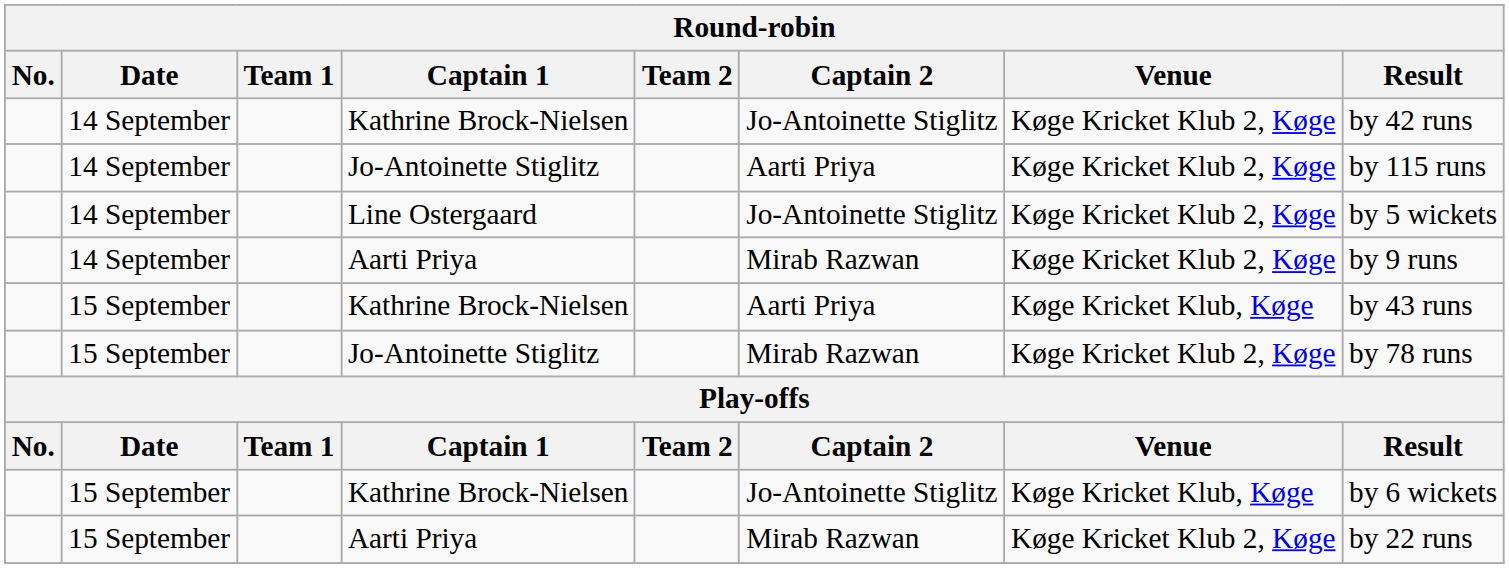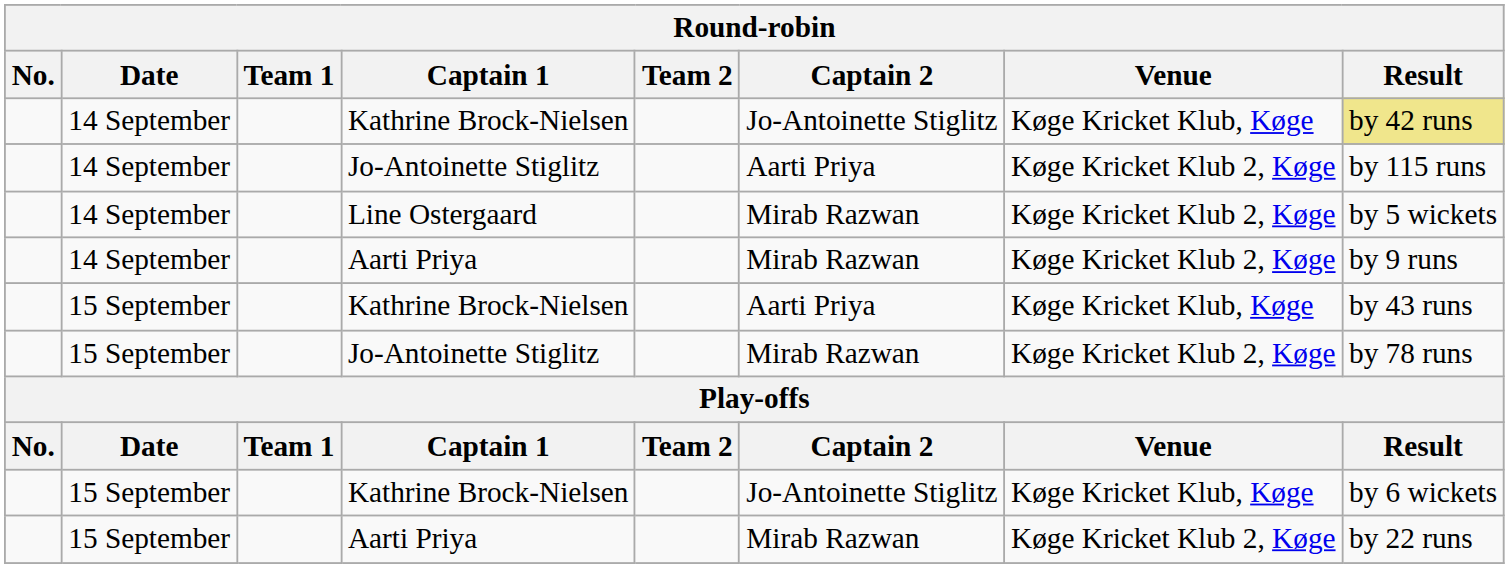(1173, 120) Køge Kricket Klub 2, Køge -> (1162, 120) Køge Kricket Klub, Køge
(1411, 120) no background -> (1411, 120) khaki background
(872, 213) Jo-Antoinette Stiglitz -> (833, 213) Mirab Razwan
